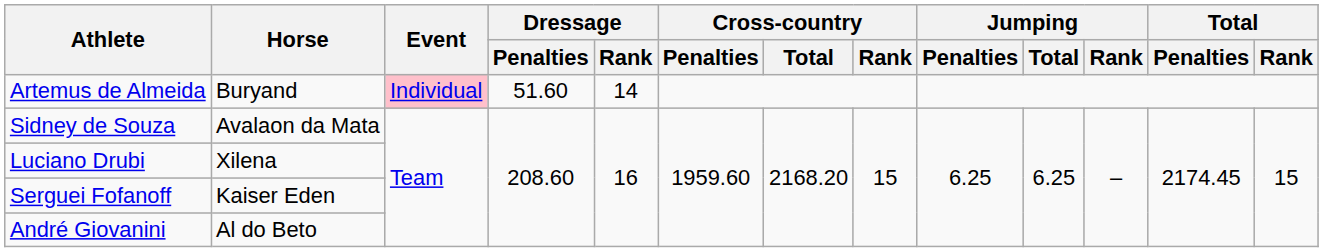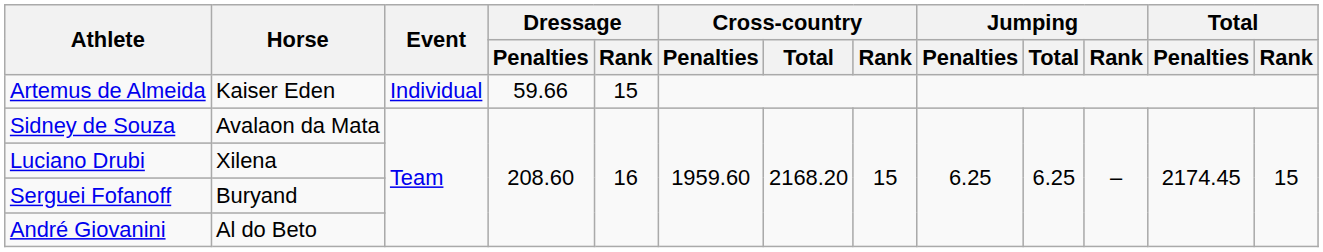(257, 92) Buryand -> (275, 92) Kaiser Eden
(436, 92) pink background -> (436, 92) no background
(541, 92) 51.60 -> (541, 92) 59.66
(626, 92) 14 -> (626, 92) 15
(275, 195) Kaiser Eden -> (257, 195) Buryand
